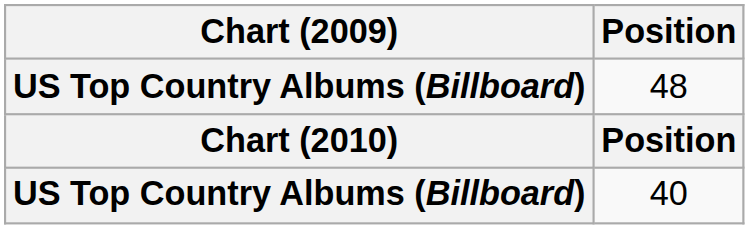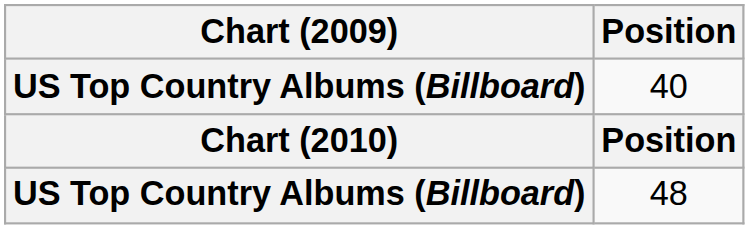rows swapped: (669, 85) <-> (669, 194)
